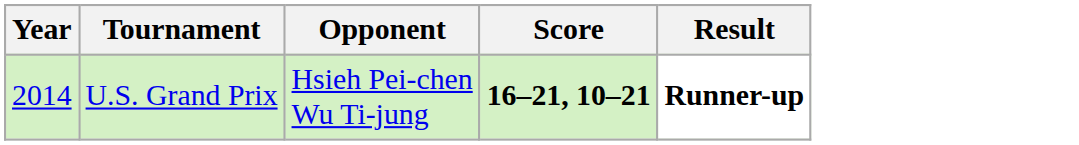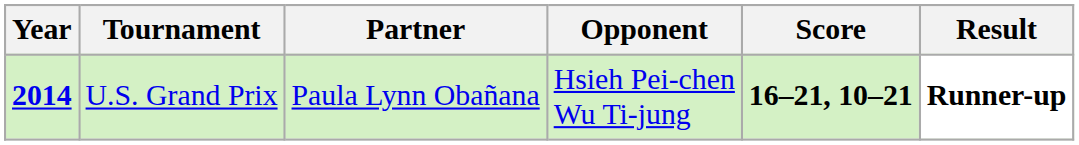+ column: (416, 29)
(42, 96) normal -> (42, 96) bold
